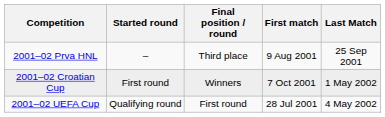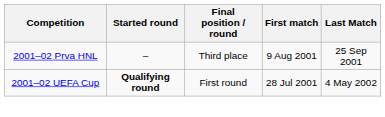- row: (55, 82)
(145, 104) normal -> (145, 82) bold
